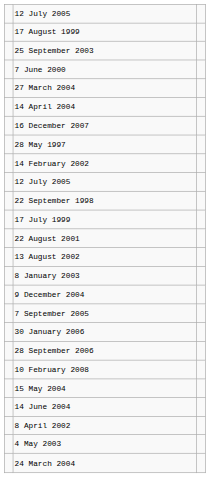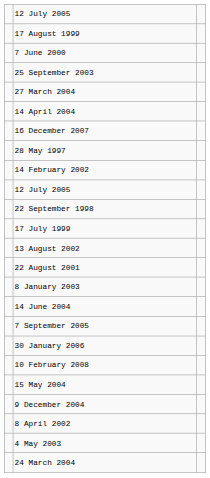rows swapped: (9, 70) <-> (9, 51)
rows swapped: (9, 238) <-> (9, 257)
rows swapped: (9, 294) <-> (9, 407)
- row: (9, 351)
